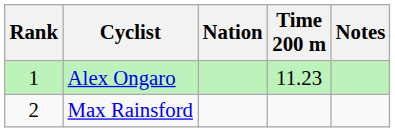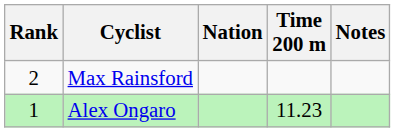rows swapped: (122, 77) <-> (130, 110)
